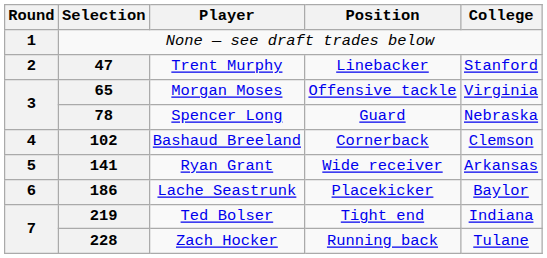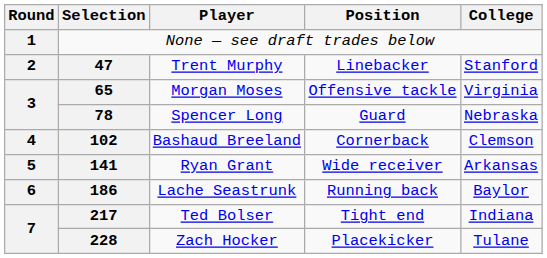(382, 192) Placekicker -> (382, 192) Running back
(104, 217) 219 -> (104, 217) 217
(382, 242) Running back -> (382, 242) Placekicker
